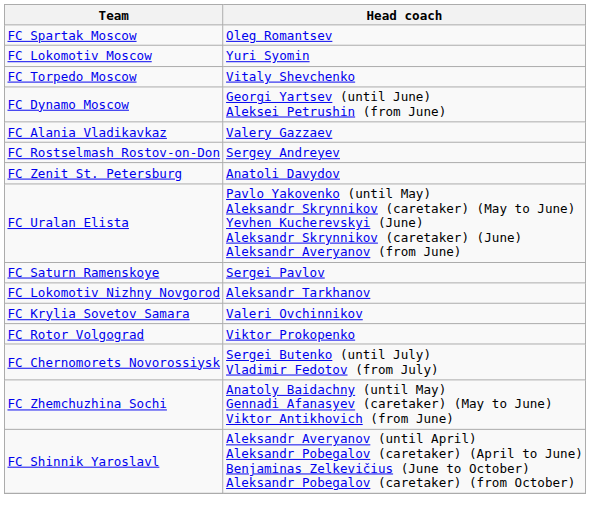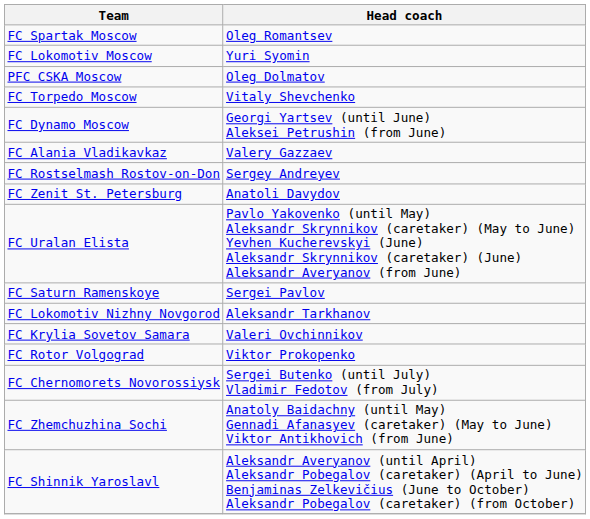+ row: (64, 76)
